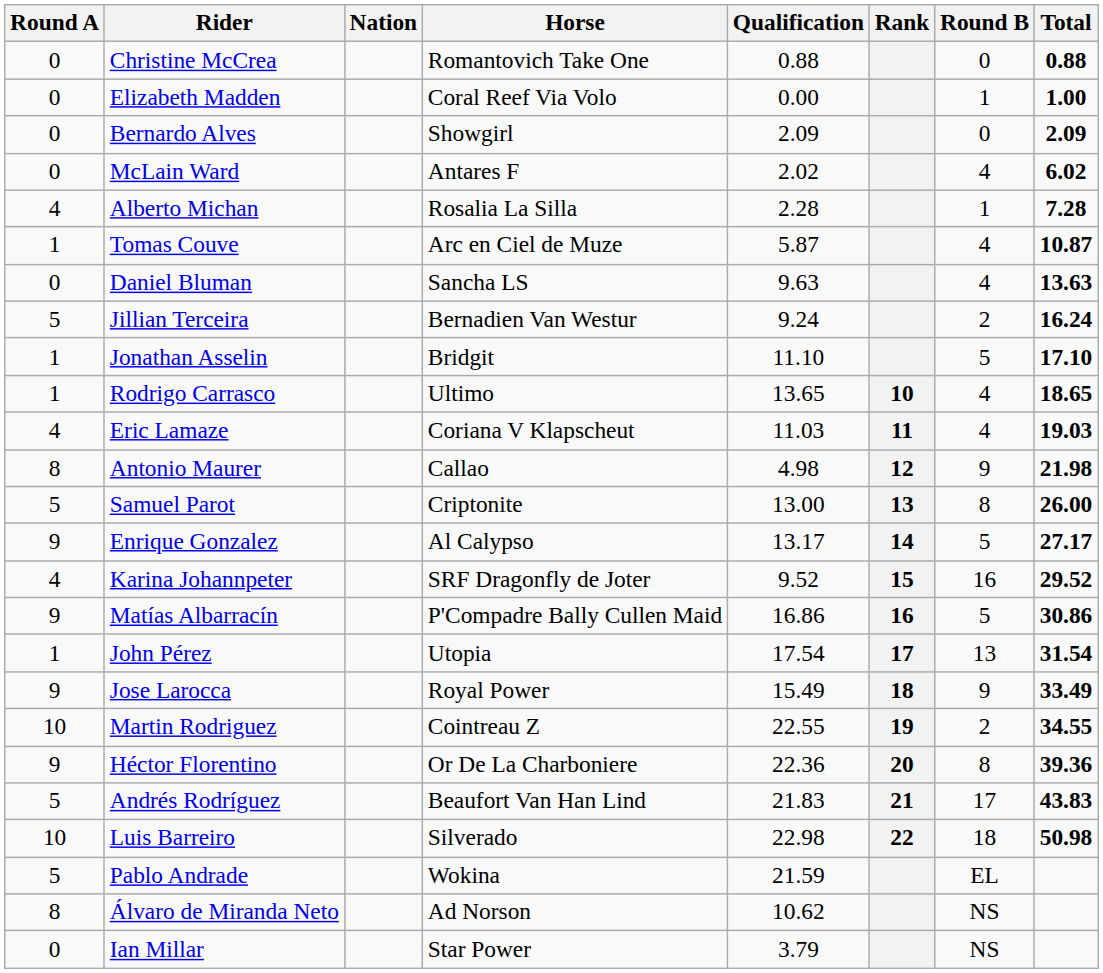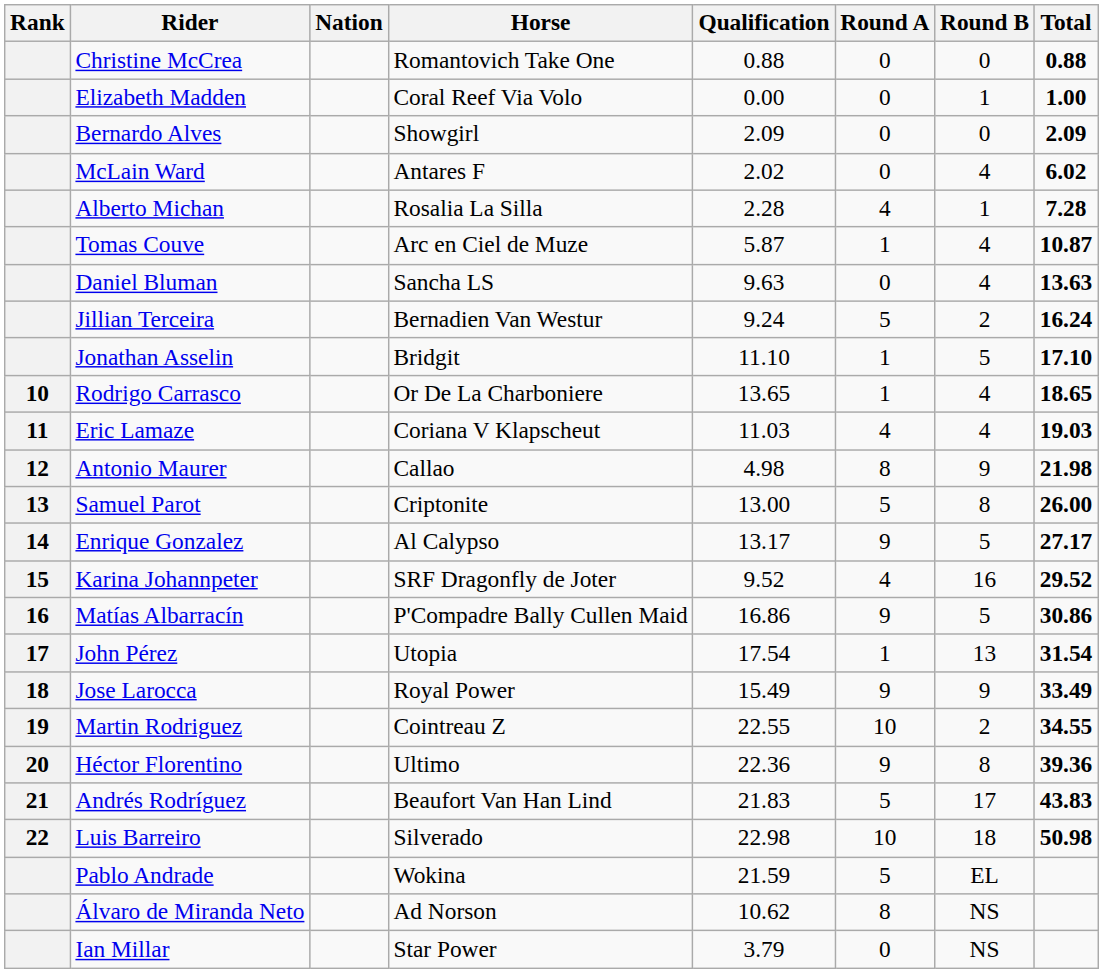columns swapped: (902, 23) <-> (55, 23)
(461, 393) Ultimo -> (498, 393) Or De La Charboniere
(533, 763) Or De La Charboniere -> (427, 763) Ultimo
